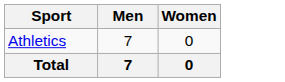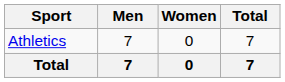+ column: (250, 16)
